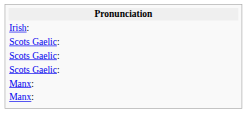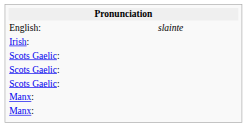+ row: (25, 28)
